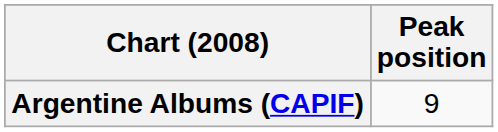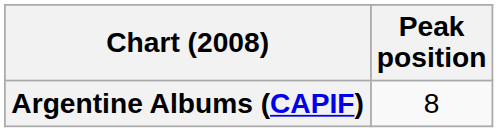(432, 103) 9 -> (432, 103) 8
